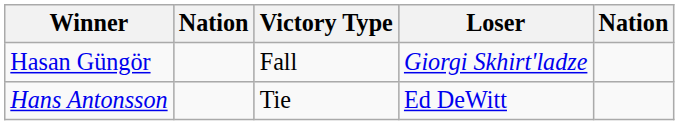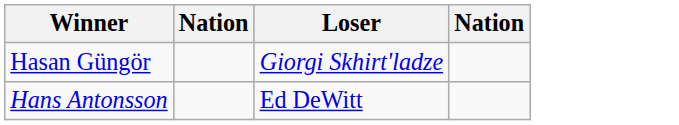- column: (326, 23)
